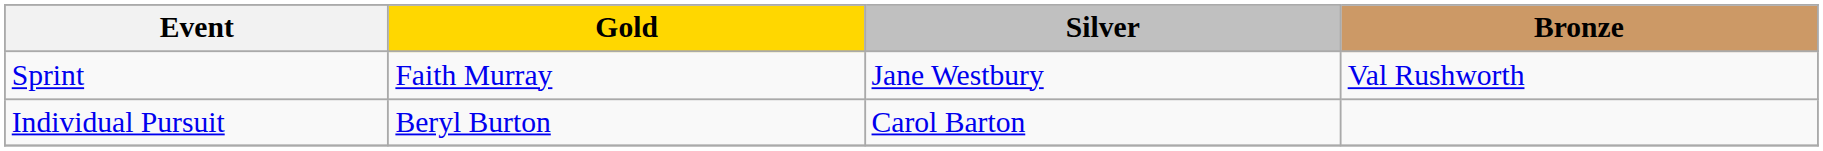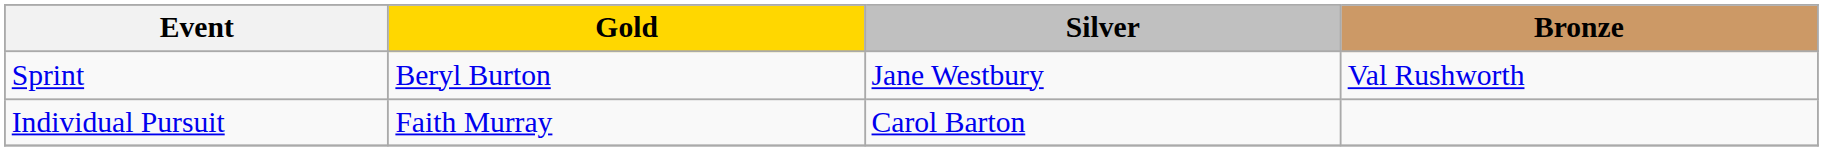(474, 74) Faith Murray -> (473, 74) Beryl Burton
(473, 121) Beryl Burton -> (474, 121) Faith Murray
